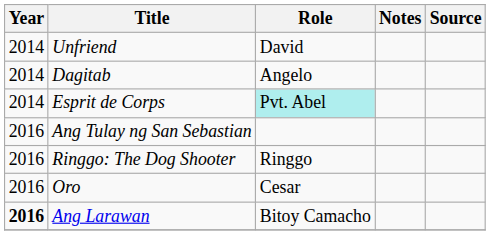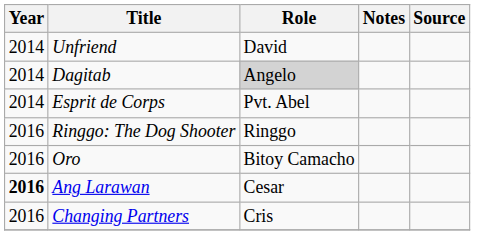(286, 74) no background -> (270, 74) lightgrey background
(293, 103) paleturquoise background -> (277, 103) no background
- row: (152, 131)
(280, 187) Cesar -> (299, 159) Bitoy Camacho
(315, 215) Bitoy Camacho -> (264, 187) Cesar
+ row: (121, 215)
